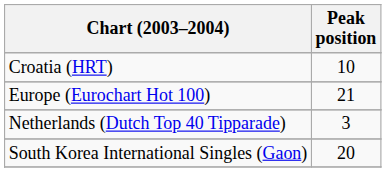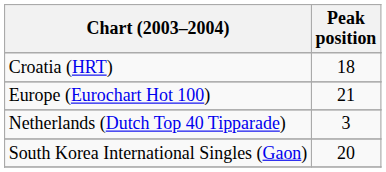(346, 67) 10 -> (346, 67) 18
